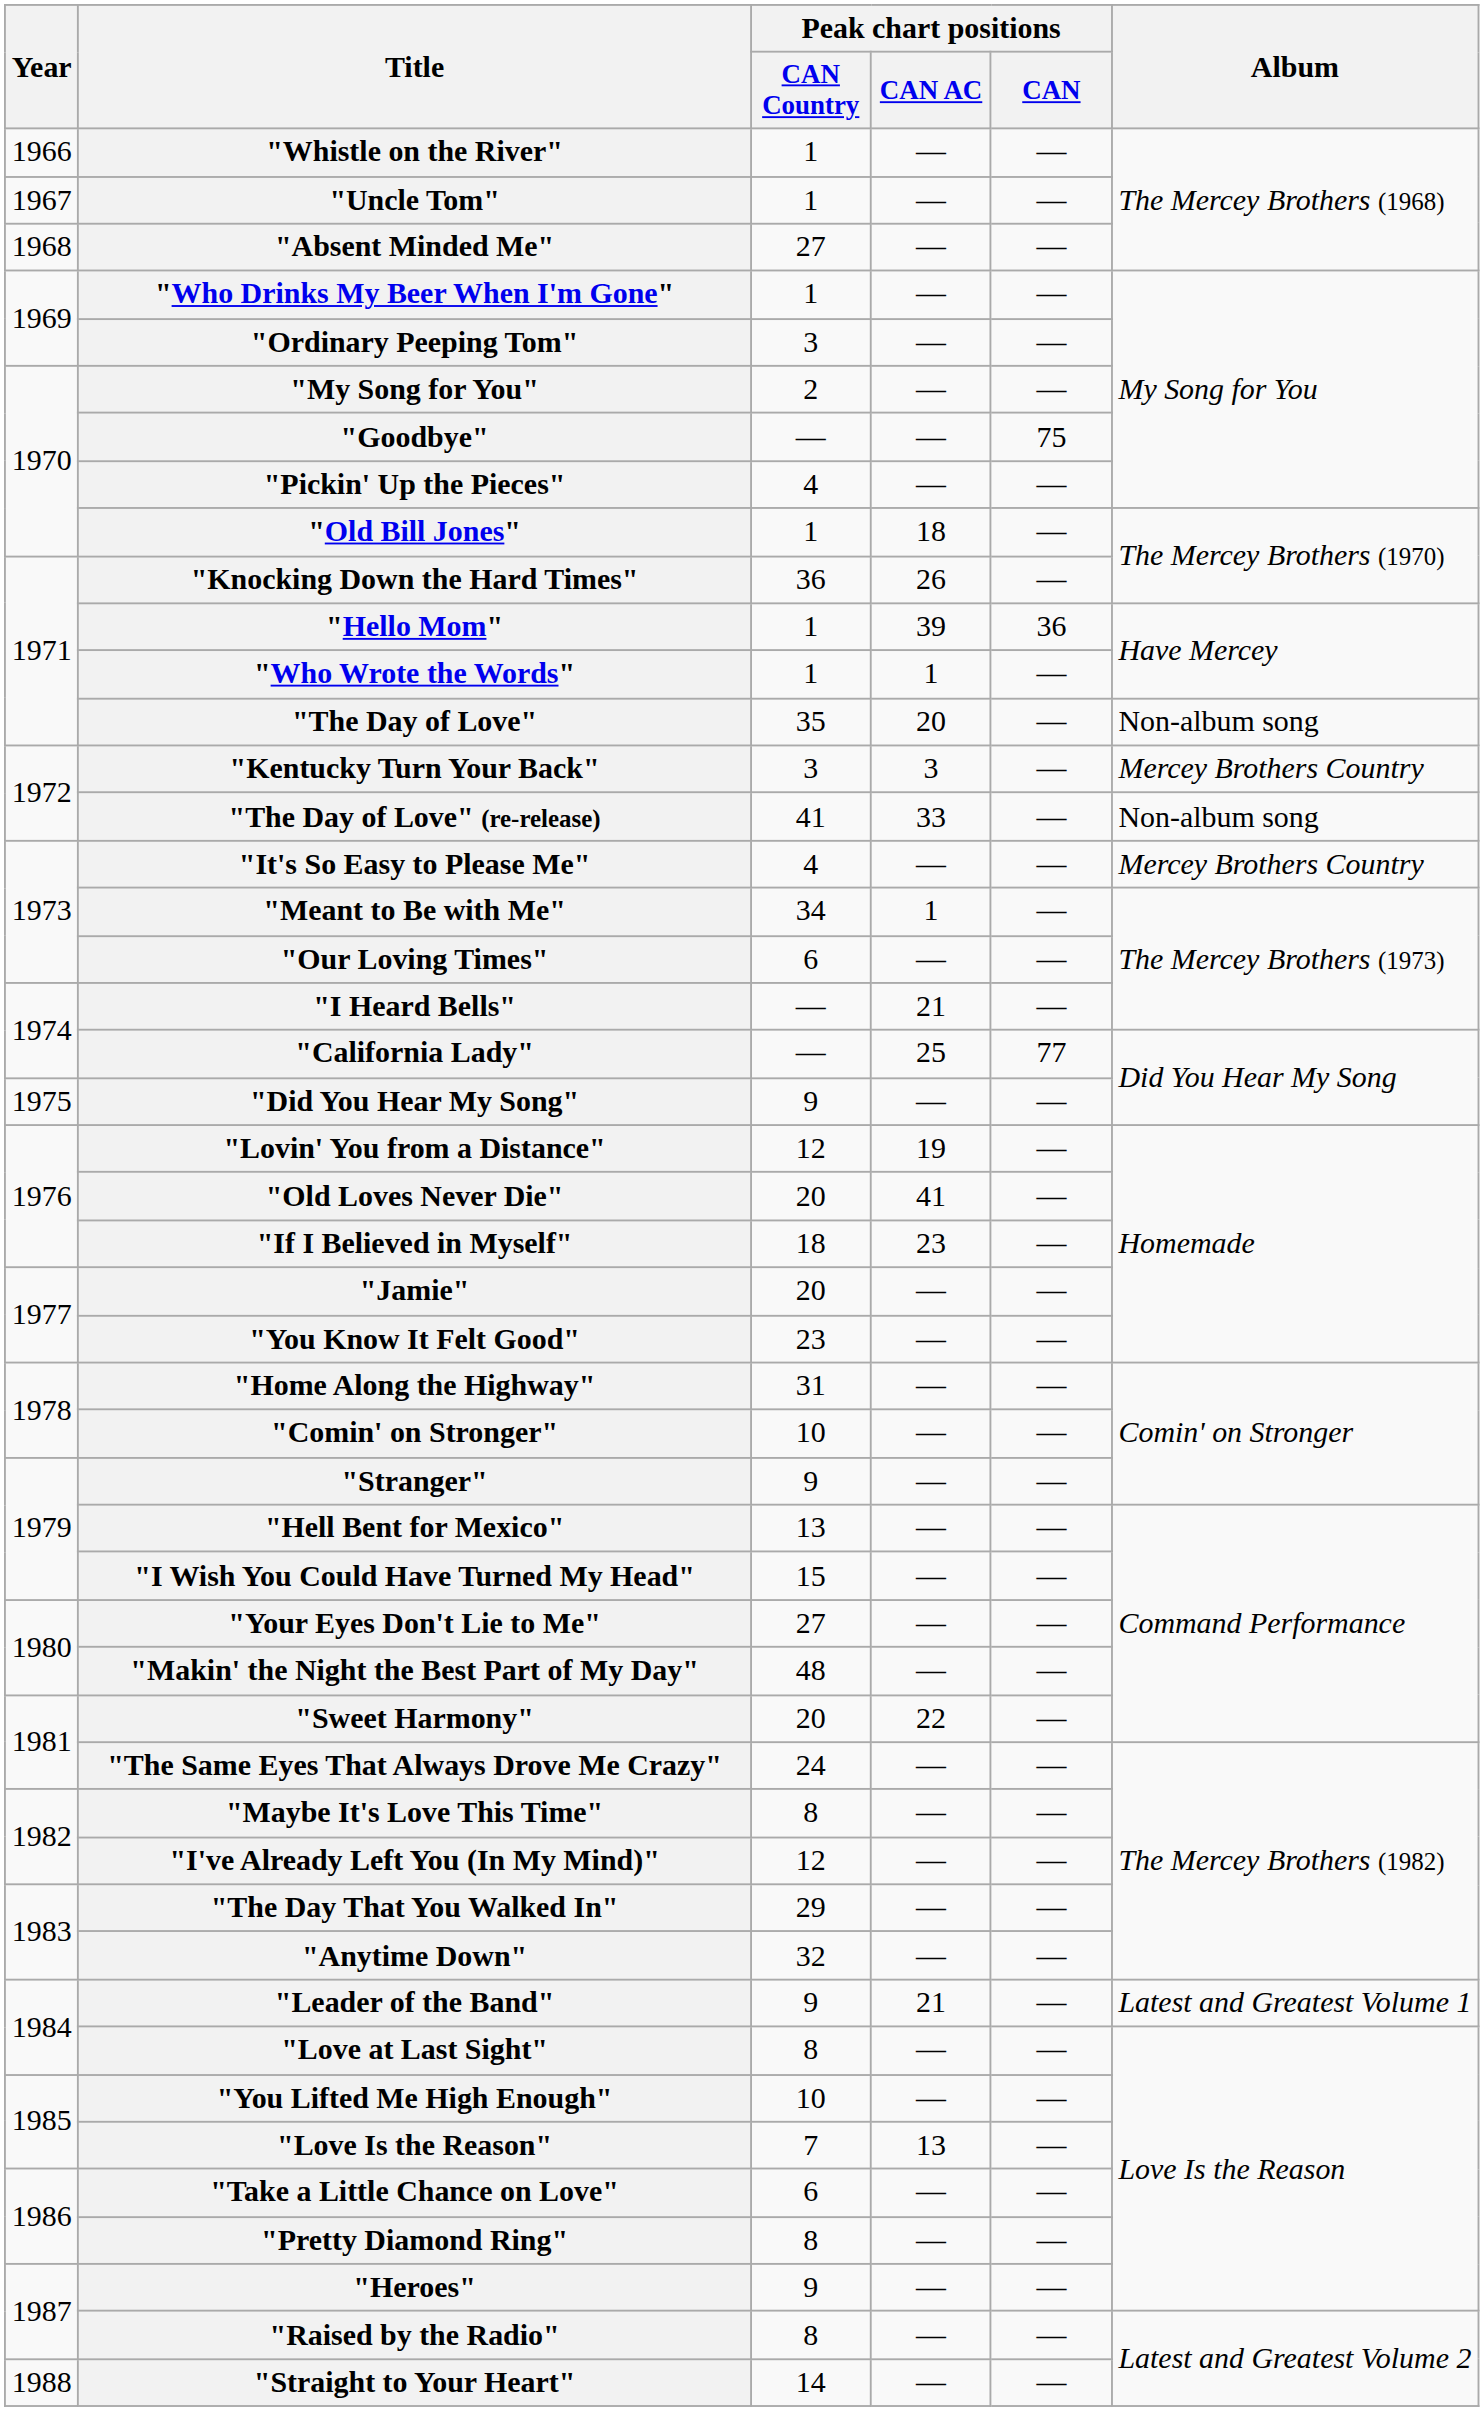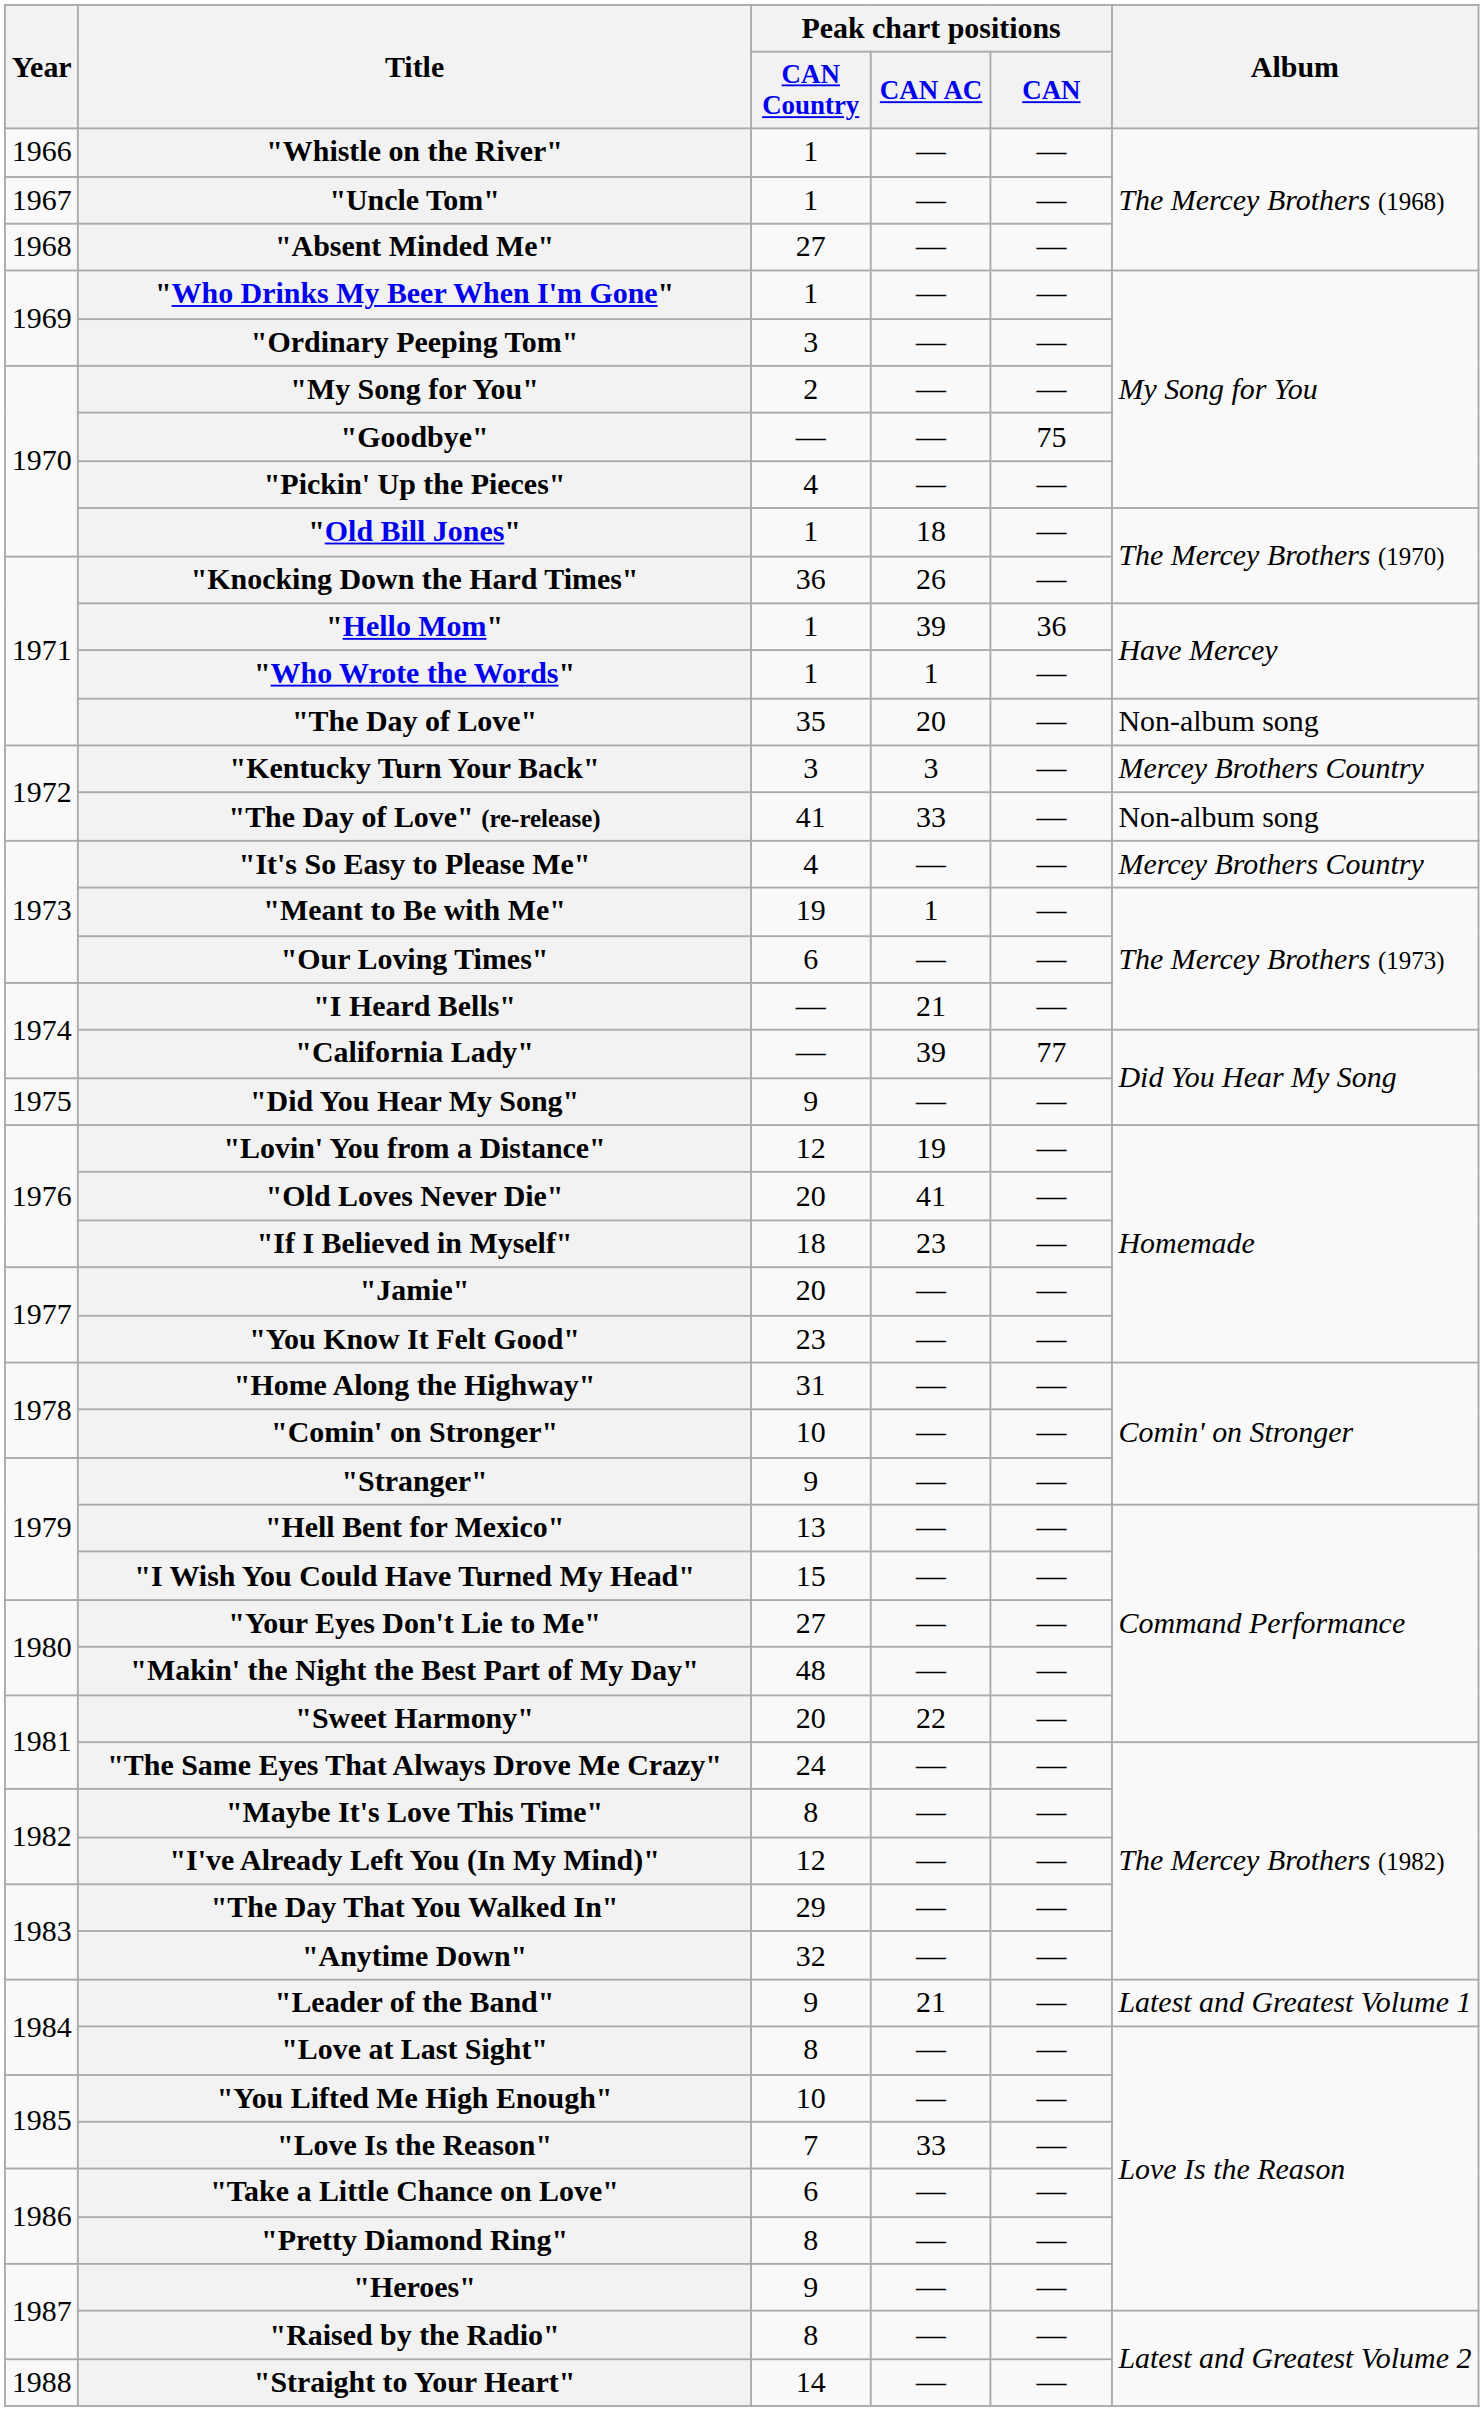(811, 911) 34 -> (811, 911) 19
(931, 1053) 25 -> (931, 1053) 39
(931, 2144) 13 -> (931, 2144) 33
